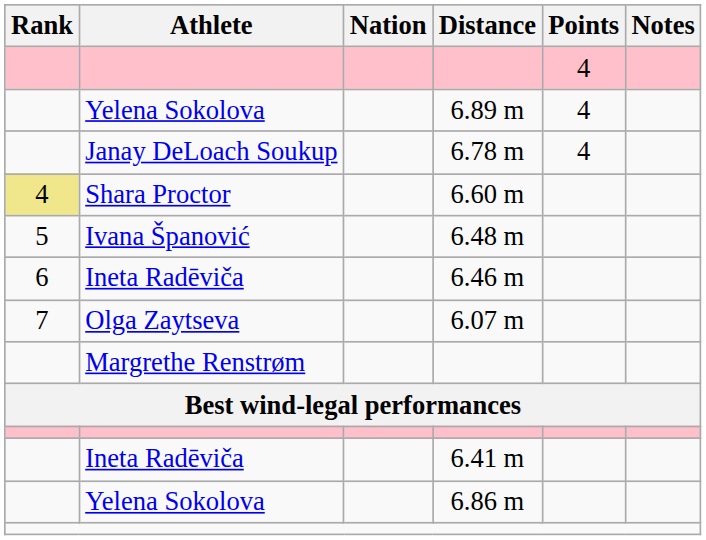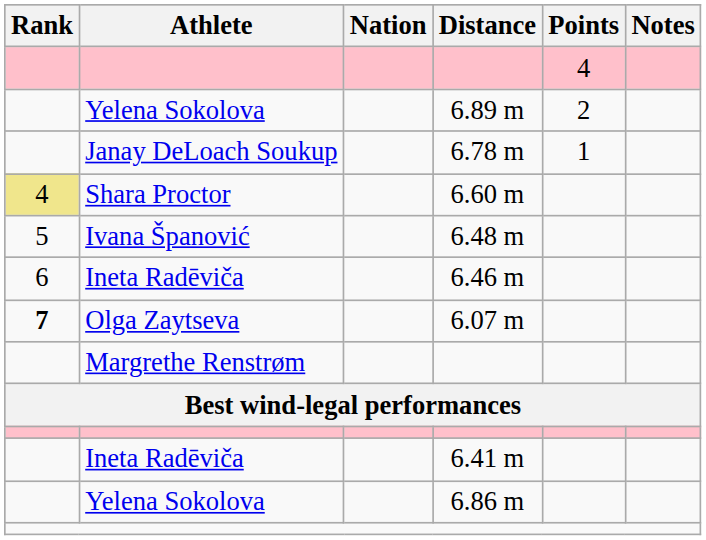(584, 109) 4 -> (584, 109) 2
(584, 151) 4 -> (584, 151) 1
(42, 320) normal -> (42, 320) bold
